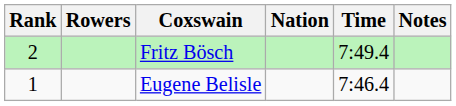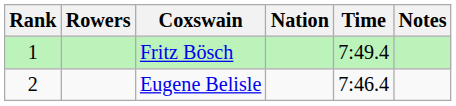(33, 52) 2 -> (33, 52) 1
(33, 84) 1 -> (33, 84) 2
